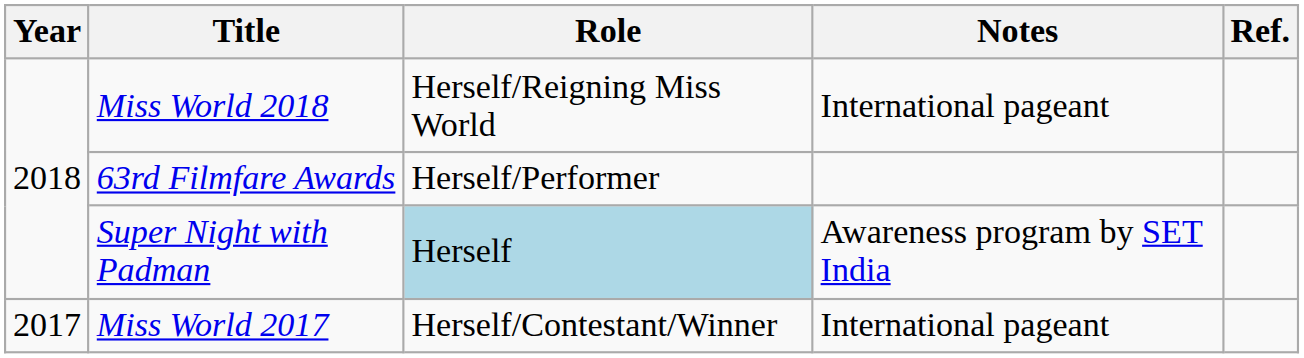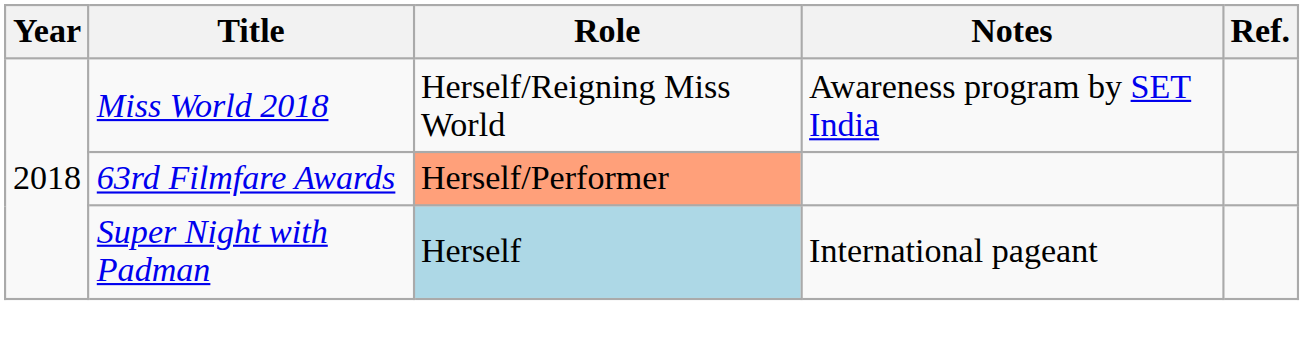(965, 104) International pageant -> (1000, 104) Awareness program by SET India
(535, 177) no background -> (545, 177) lightsalmon background
(1012, 251) Awareness program by SET India -> (953, 251) International pageant
- row: (213, 324)
